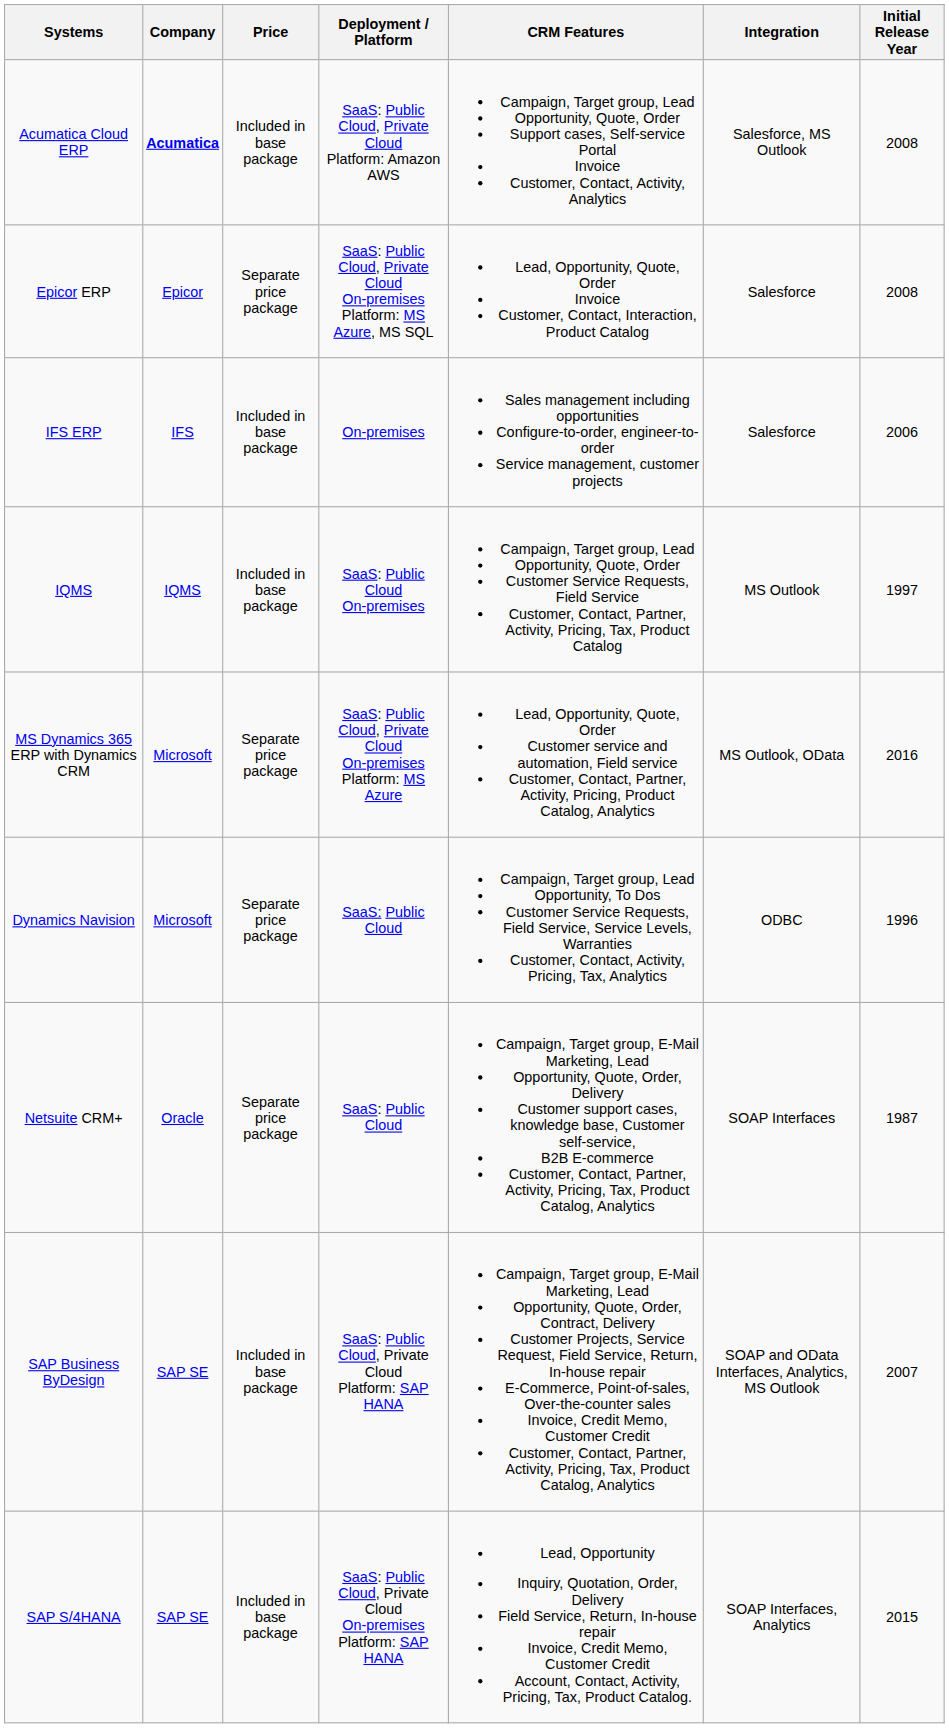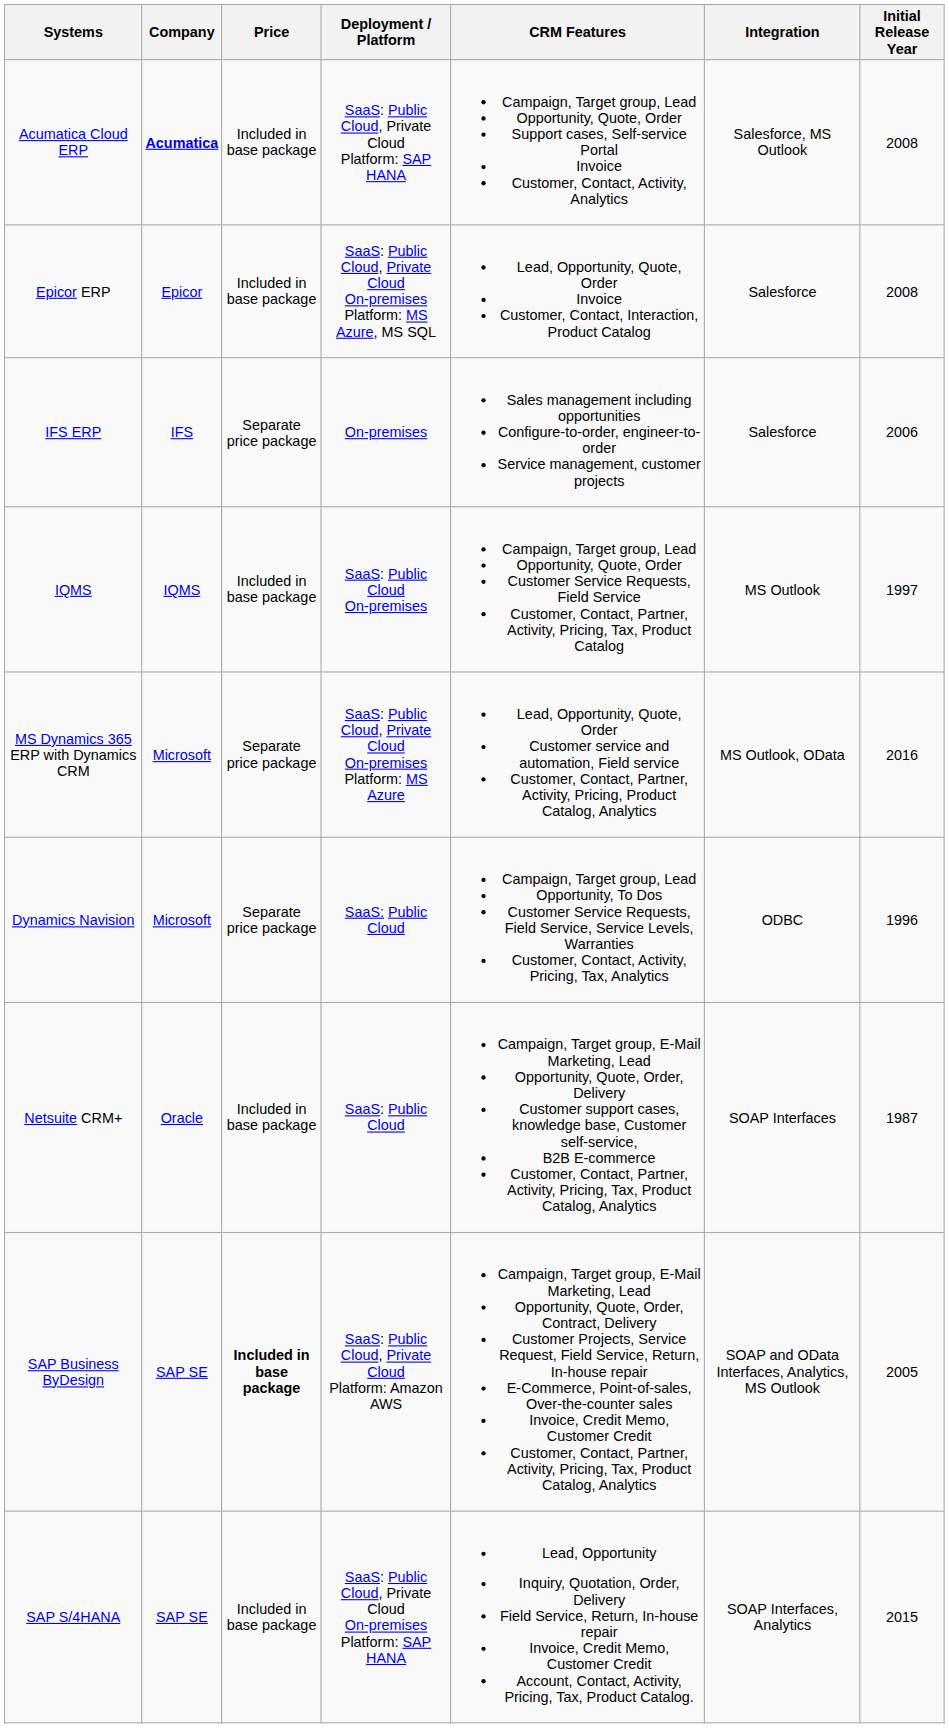(383, 143) SaaS: Public Cloud, Private Cloud Platform: Amazon AWS -> (386, 143) SaaS: Public Cloud, Private Cloud Platform: SAP HANA
(271, 292) Separate price package -> (272, 292) Included in base package
(271, 433) Included in base package -> (272, 433) Separate price package
(271, 1118) Separate price package -> (272, 1118) Included in base package
(271, 1372) normal -> (272, 1372) bold
(383, 1372) SaaS: Public Cloud, Private Cloud Platform: SAP HANA -> (386, 1372) SaaS: Public Cloud, Private Cloud Platform: Amazon AWS
(902, 1372) 2007 -> (902, 1372) 2005
